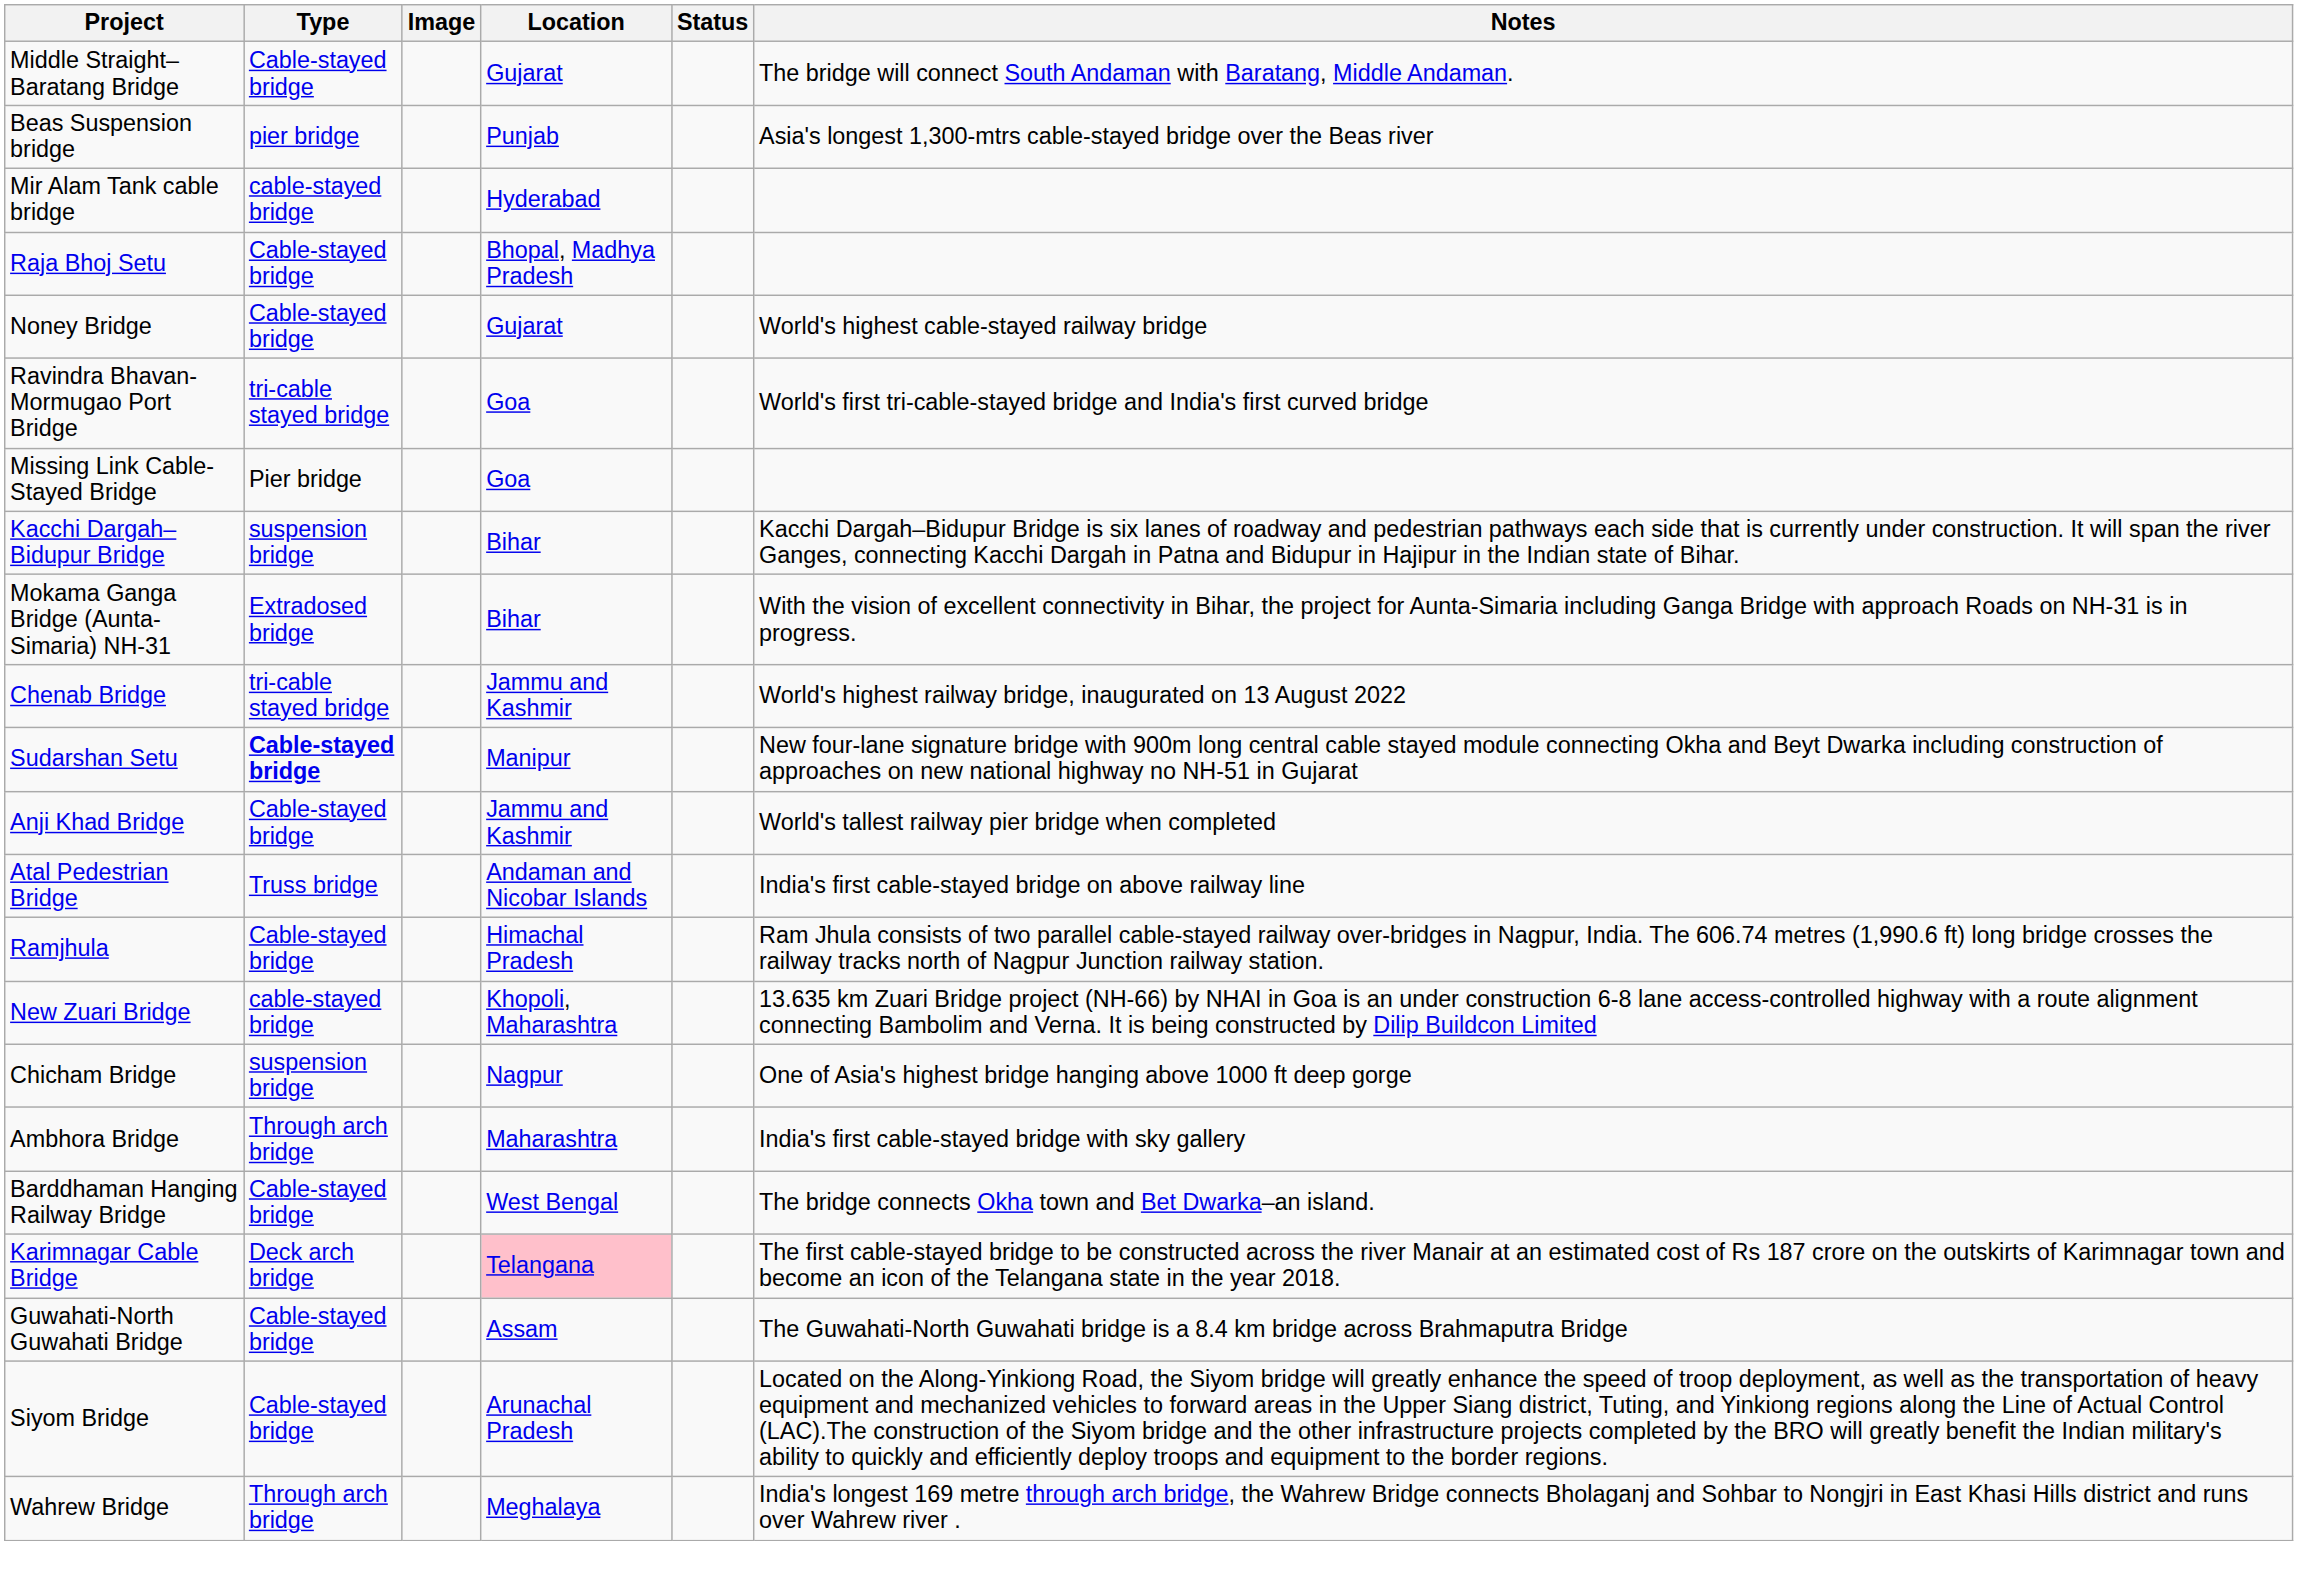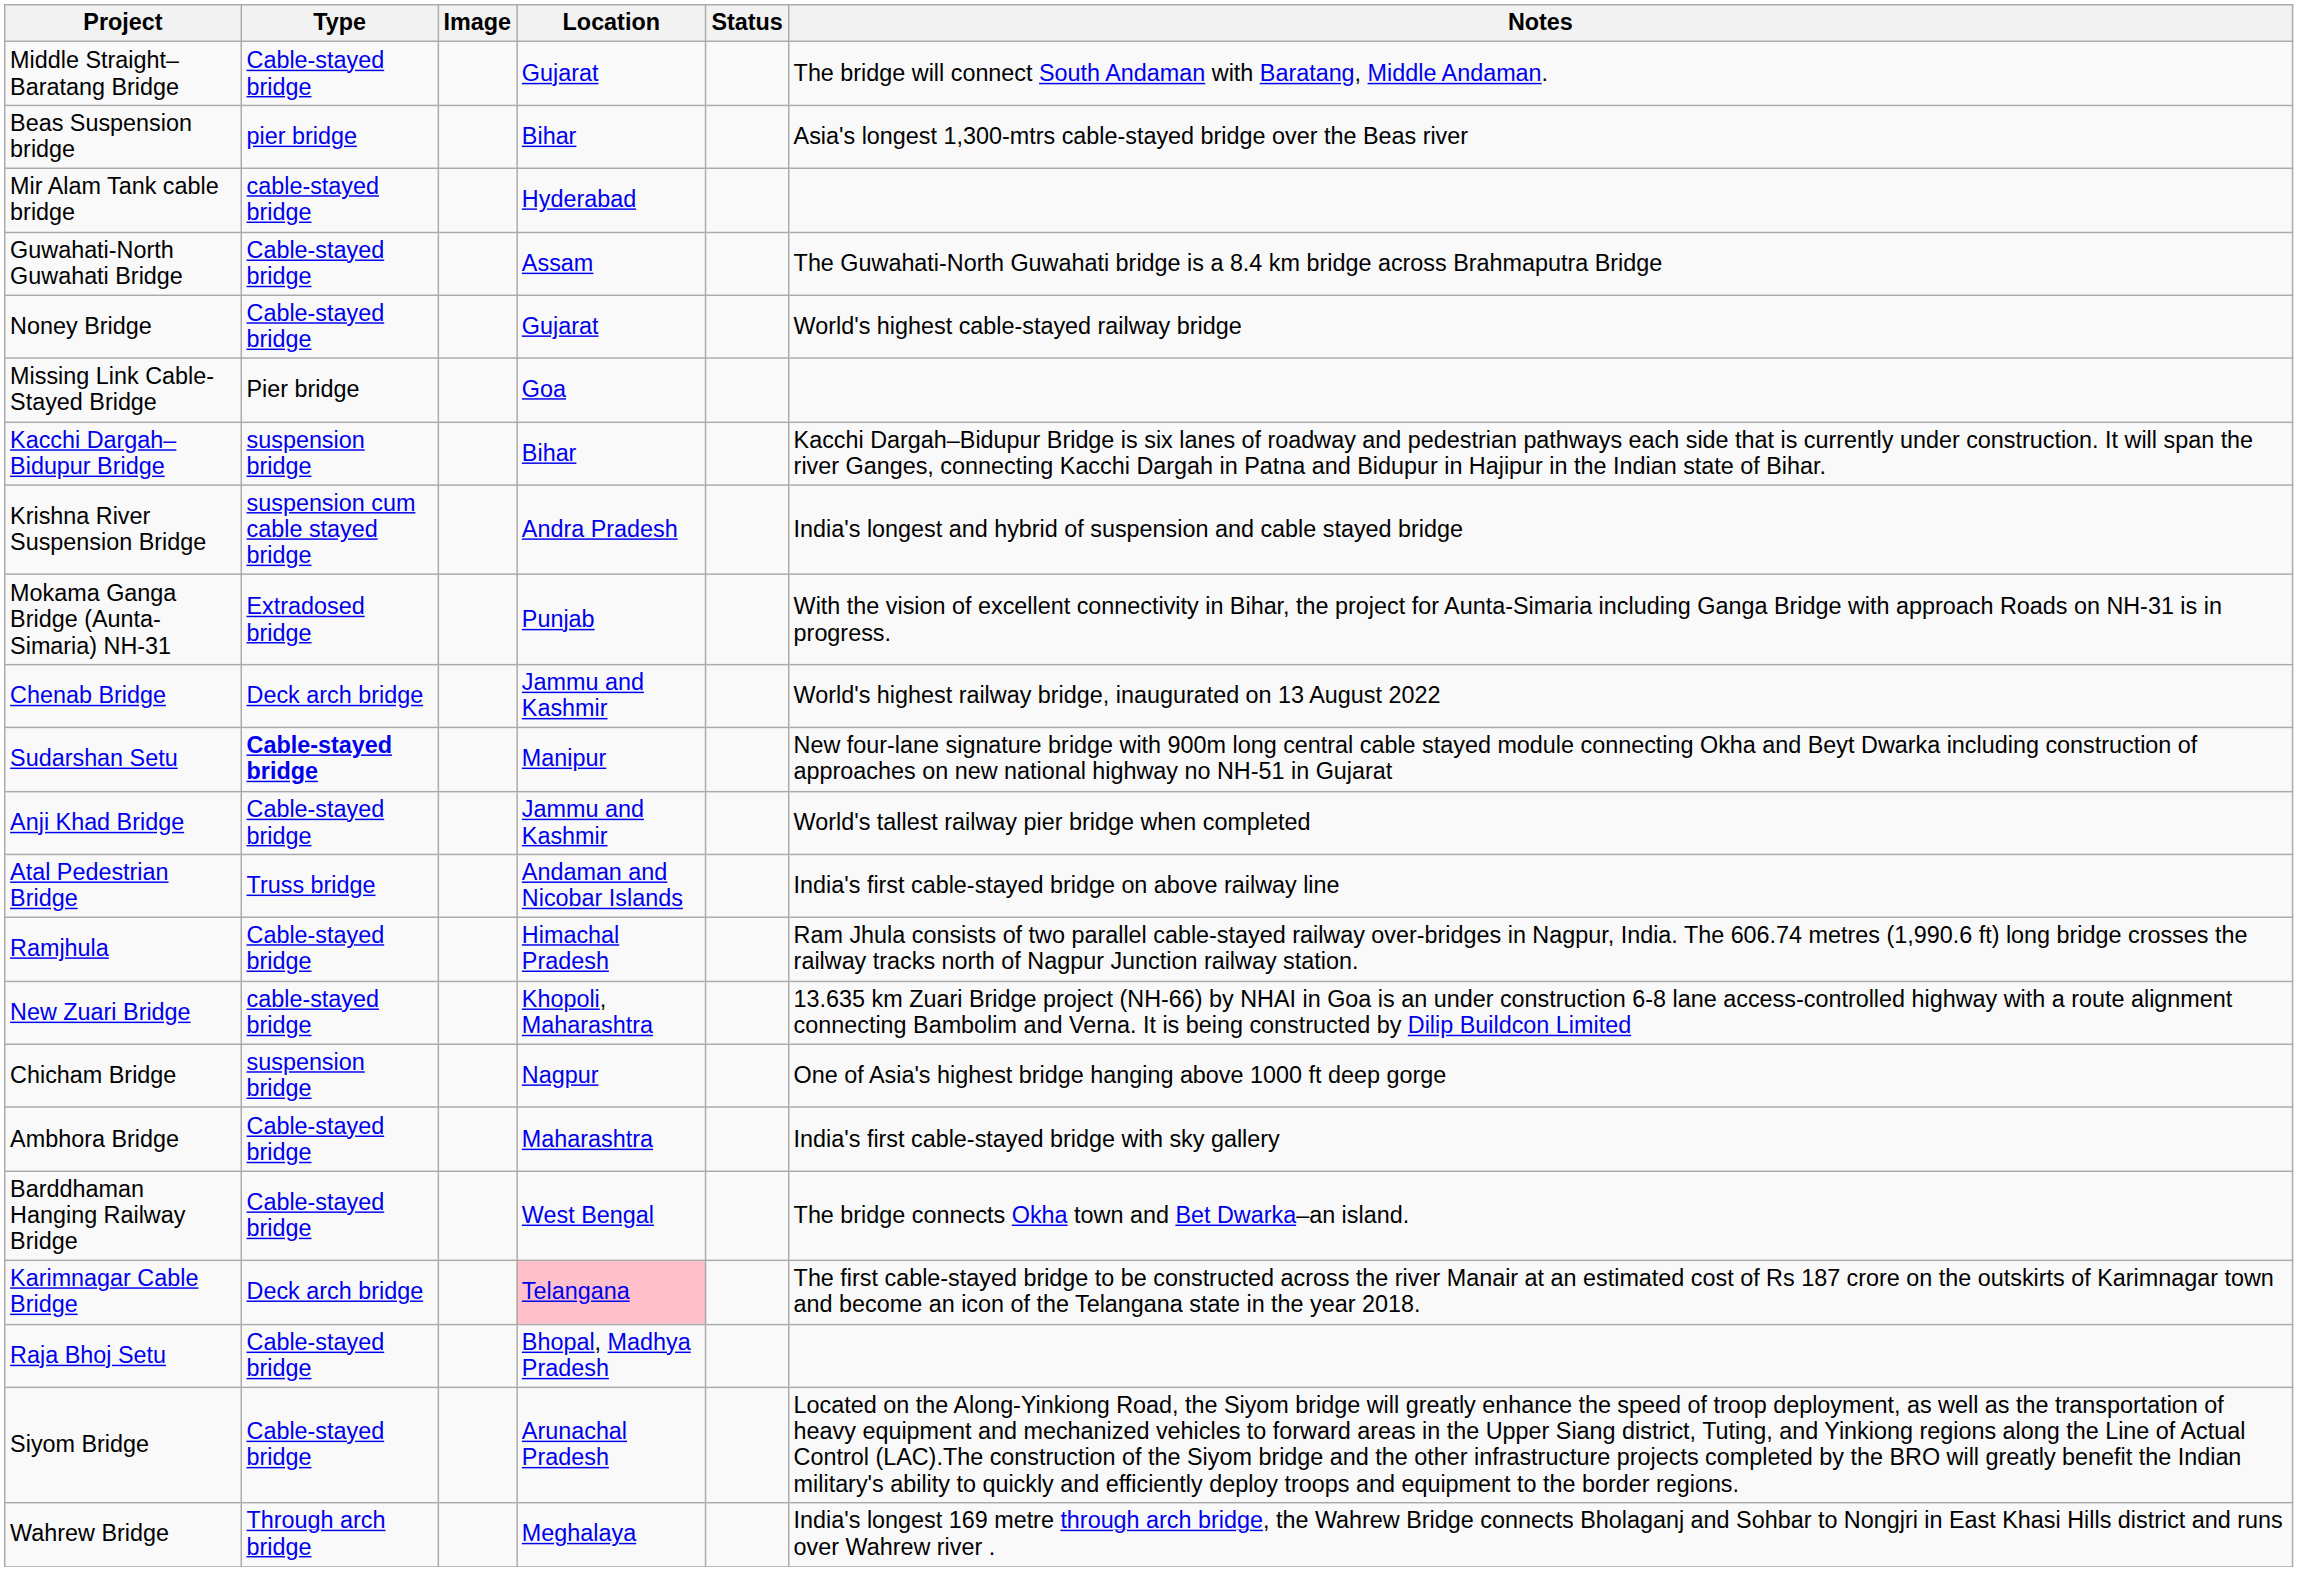(523, 136) Punjab -> (549, 136) Bihar
rows swapped: (96, 1328) <-> (88, 263)
- row: (104, 402)
+ row: (108, 529)
(513, 619) Bihar -> (558, 619) Punjab
(319, 695) tri-cable stayed bridge -> (335, 695) Deck arch bridge
(318, 1139) Through arch bridge -> (315, 1139) Cable-stayed bridge
